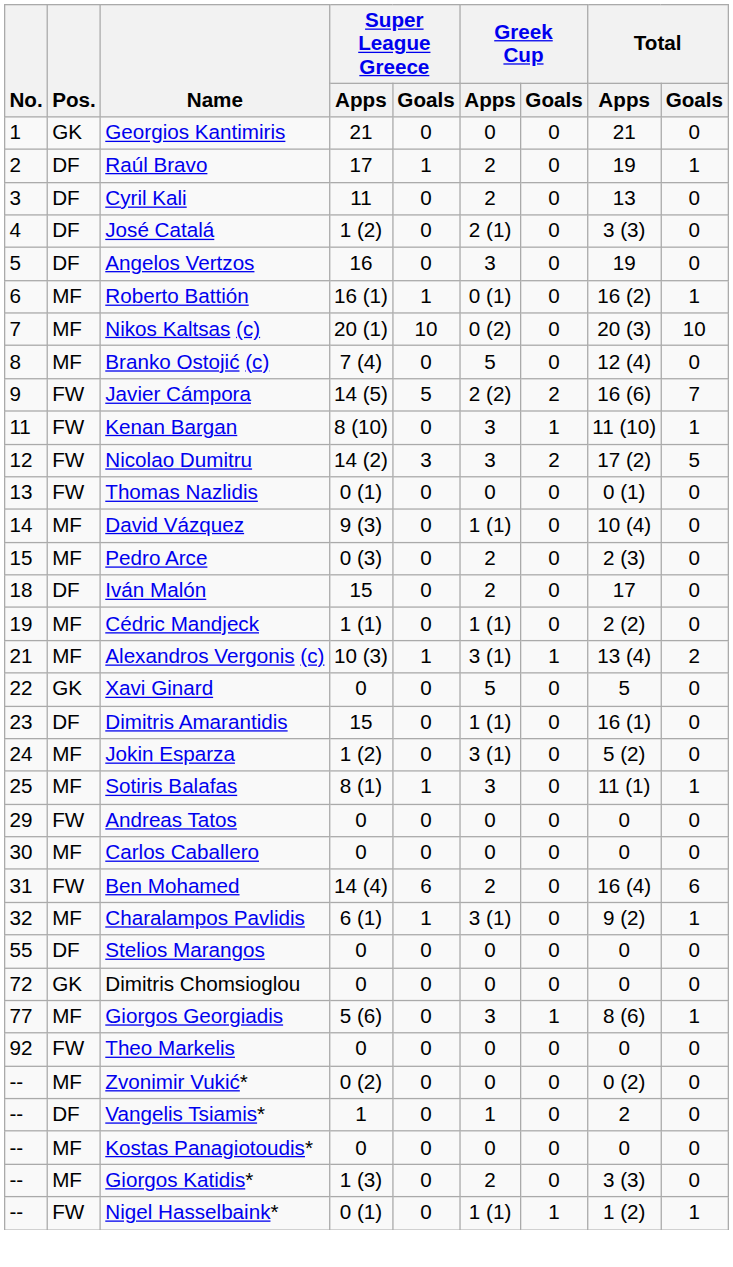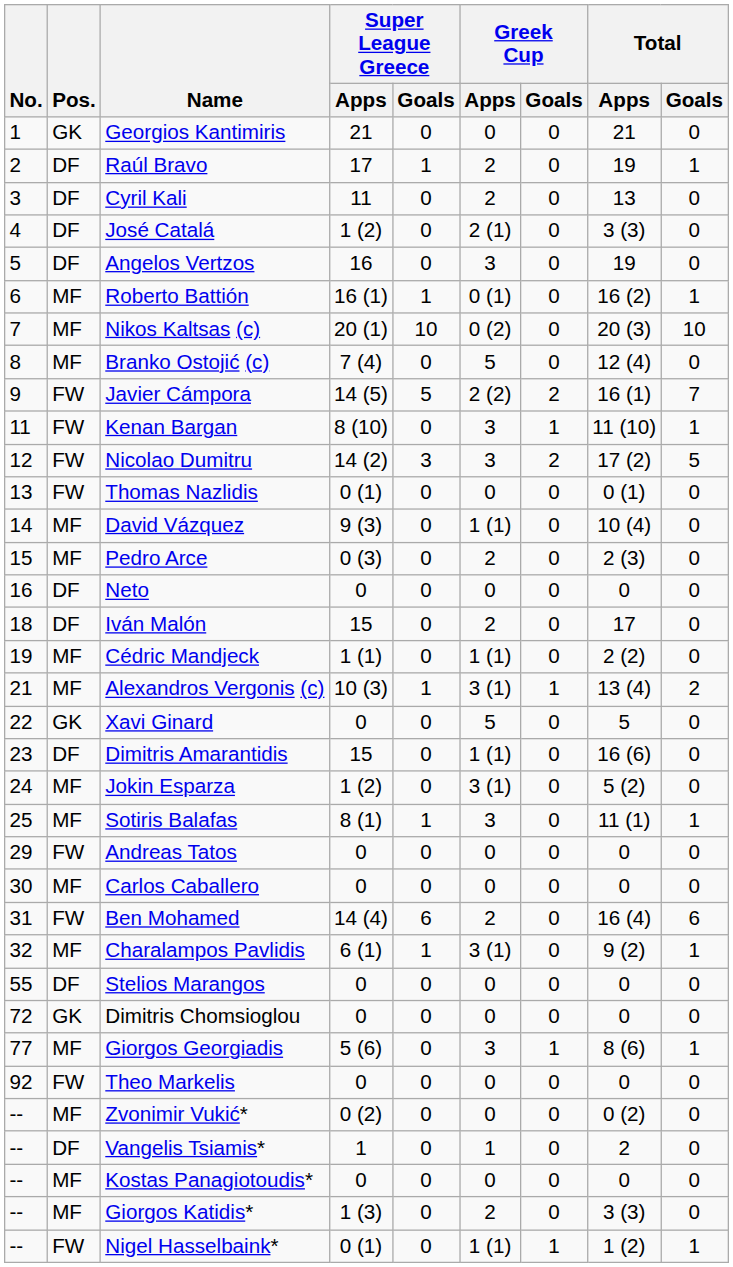(624, 394) 16 (6) -> (624, 394) 16 (1)
+ row: (127, 591)
(624, 721) 16 (1) -> (624, 754) 16 (6)
